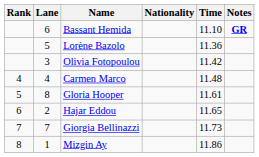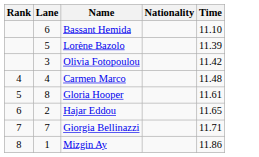- column: (239, 12)
(210, 45) 11.36 -> (210, 45) 11.39
(210, 128) 11.73 -> (210, 128) 11.71
